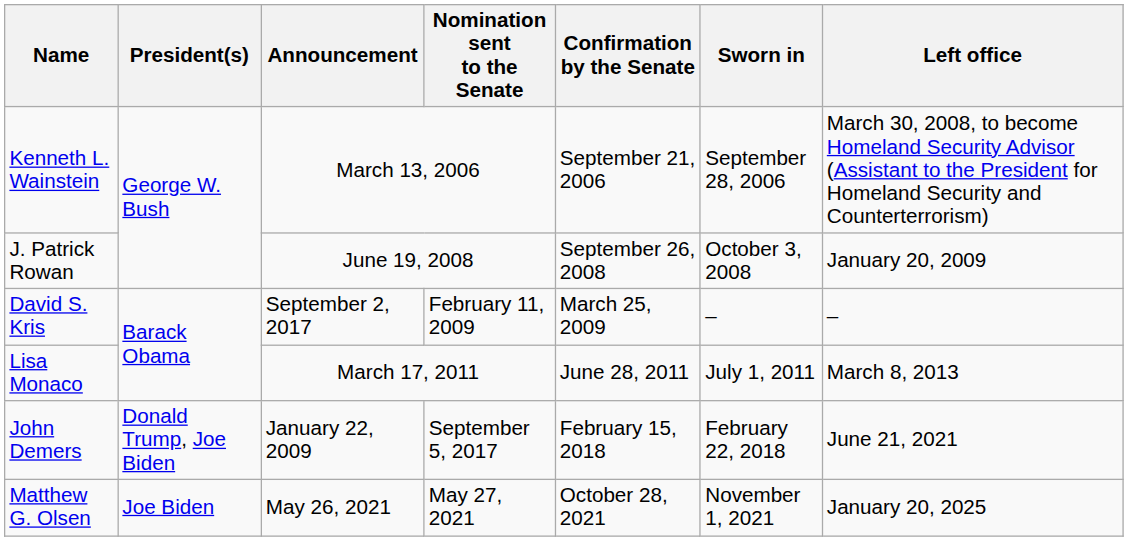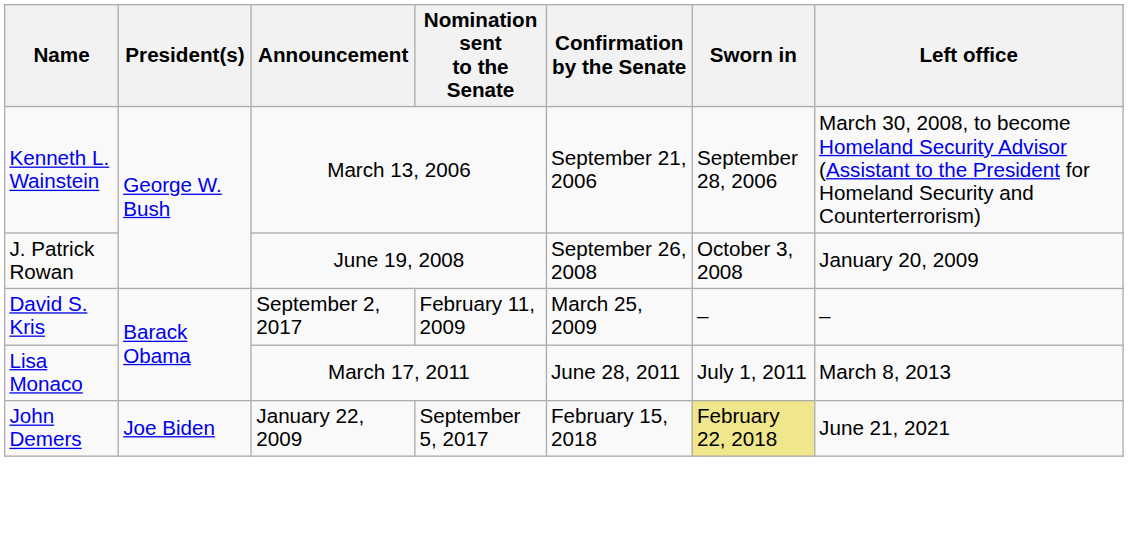(174, 439) Donald Trump, Joe Biden -> (169, 428) Joe Biden
(747, 439) no background -> (738, 428) khaki background
- row: (50, 507)
